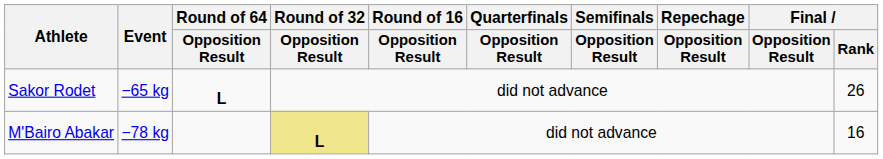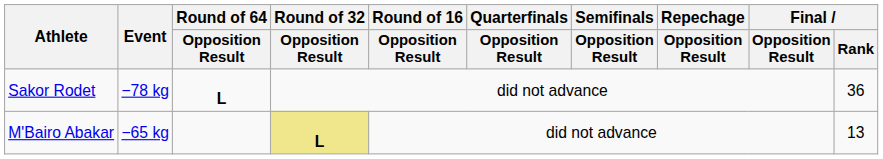(145, 91) −65 kg -> (145, 91) −78 kg
(856, 91) 26 -> (856, 91) 36
(145, 133) −78 kg -> (145, 133) −65 kg
(856, 133) 16 -> (856, 133) 13
